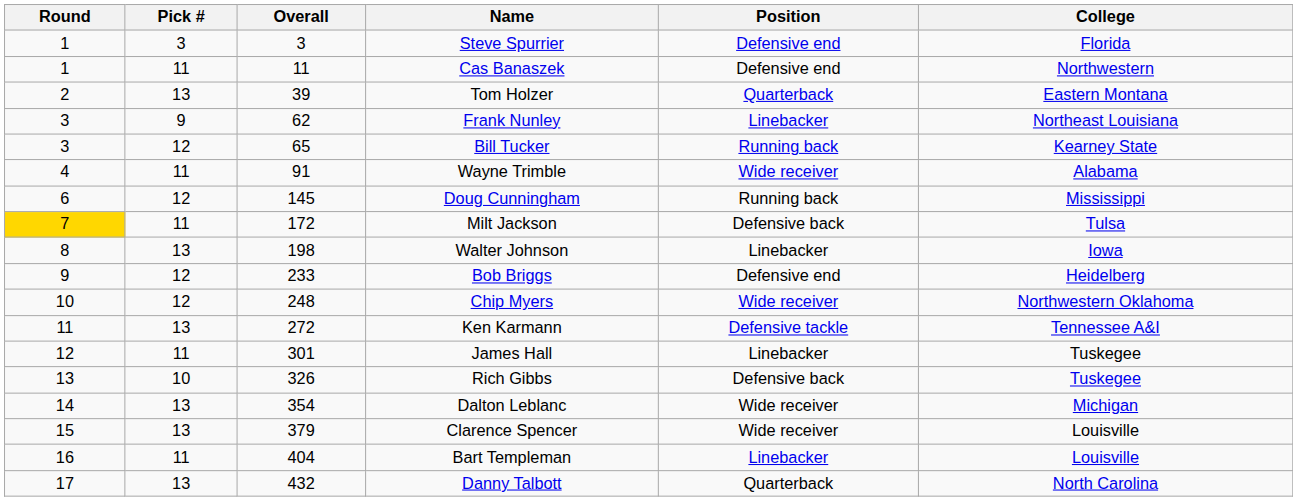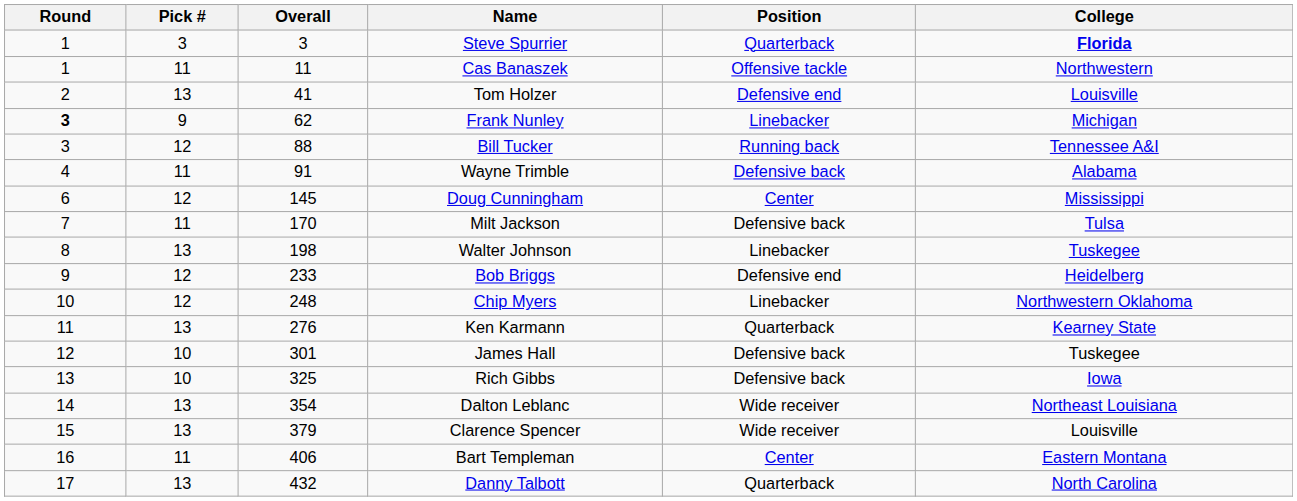(788, 43) Defensive end -> (789, 43) Quarterback
(1105, 43) normal -> (1104, 43) bold
(788, 69) Defensive end -> (789, 69) Offensive tackle
(301, 95) 39 -> (303, 95) 41
(788, 95) Quarterback -> (789, 95) Defensive end
(1105, 95) Eastern Montana -> (1104, 95) Louisville
(65, 120) normal -> (65, 120) bold
(1105, 120) Northeast Louisiana -> (1104, 120) Michigan
(301, 146) 65 -> (303, 146) 88
(1105, 146) Kearney State -> (1104, 146) Tennessee A&I
(788, 172) Wide receiver -> (789, 172) Defensive back
(788, 198) Running back -> (789, 198) Center
(65, 224) gold background -> (65, 224) no background
(301, 224) 172 -> (303, 224) 170
(1105, 250) Iowa -> (1104, 250) Tuskegee
(788, 302) Wide receiver -> (789, 302) Linebacker
(301, 328) 272 -> (303, 328) 276
(788, 328) Defensive tackle -> (789, 328) Quarterback
(1105, 328) Tennessee A&I -> (1104, 328) Kearney State
(181, 353) 11 -> (182, 353) 10
(788, 353) Linebacker -> (789, 353) Defensive back
(301, 379) 326 -> (303, 379) 325
(1105, 379) Tuskegee -> (1104, 379) Iowa
(1105, 405) Michigan -> (1104, 405) Northeast Louisiana
(301, 457) 404 -> (303, 457) 406
(788, 457) Linebacker -> (789, 457) Center
(1105, 457) Louisville -> (1104, 457) Eastern Montana
